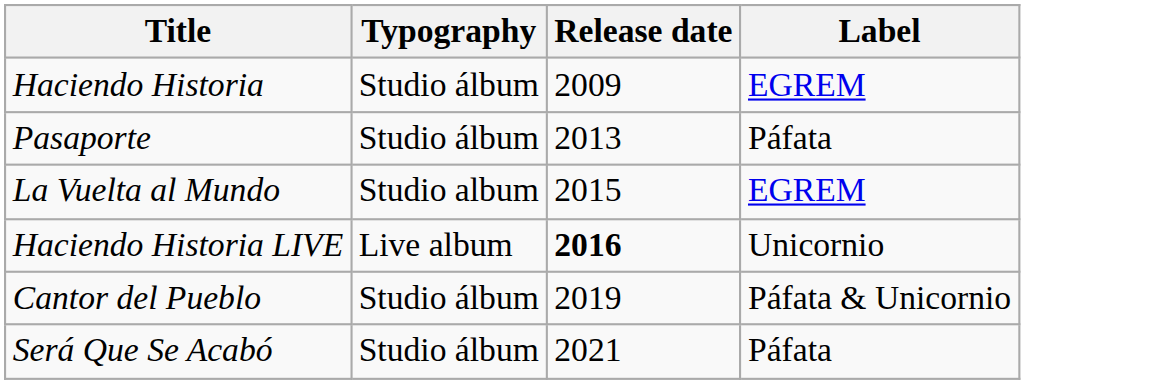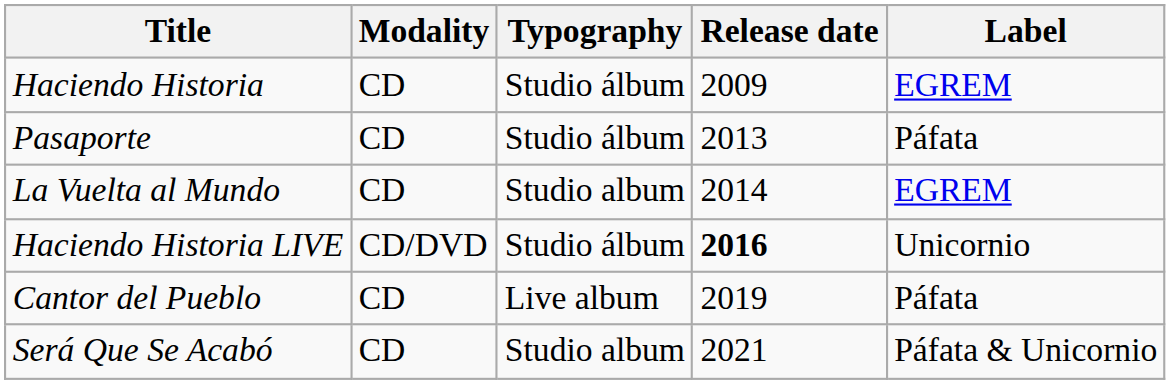+ column: (424, 31)
(588, 191) 2015 -> (734, 191) 2014
(436, 244) Live album -> (595, 244) Studio álbum
(449, 297) Studio álbum -> (582, 297) Live album
(880, 297) Páfata & Unicornio -> (936, 297) Páfata
(449, 350) Studio álbum -> (595, 350) Studio album
(790, 350) Páfata -> (1026, 350) Páfata & Unicornio
